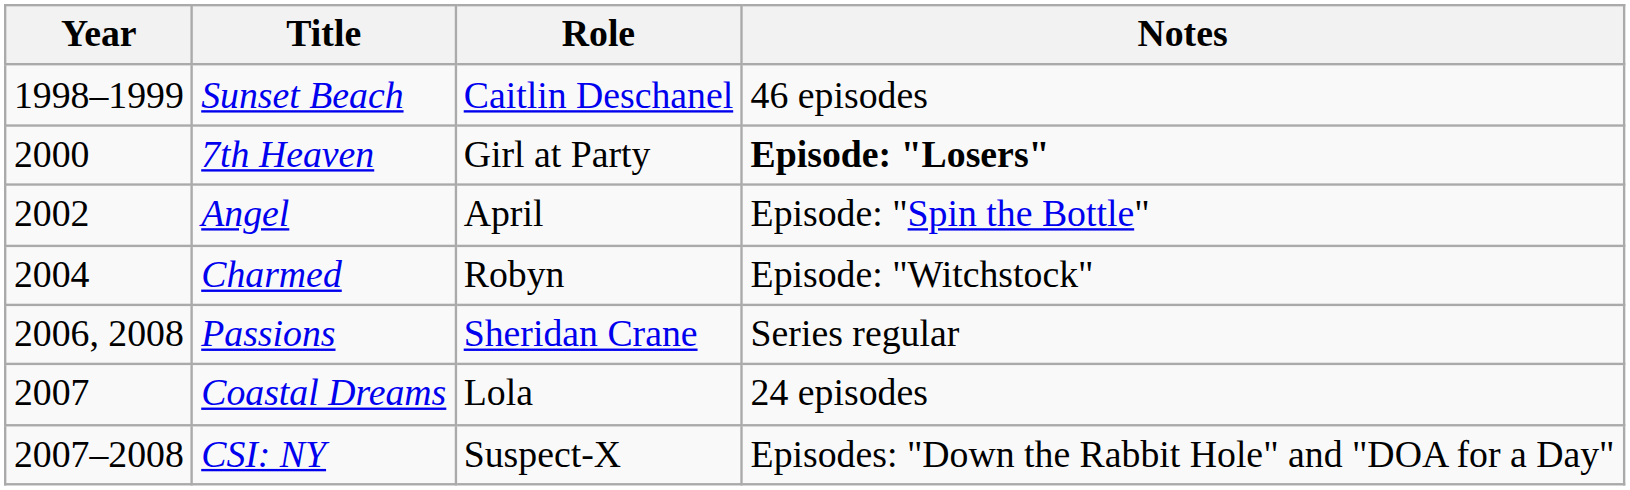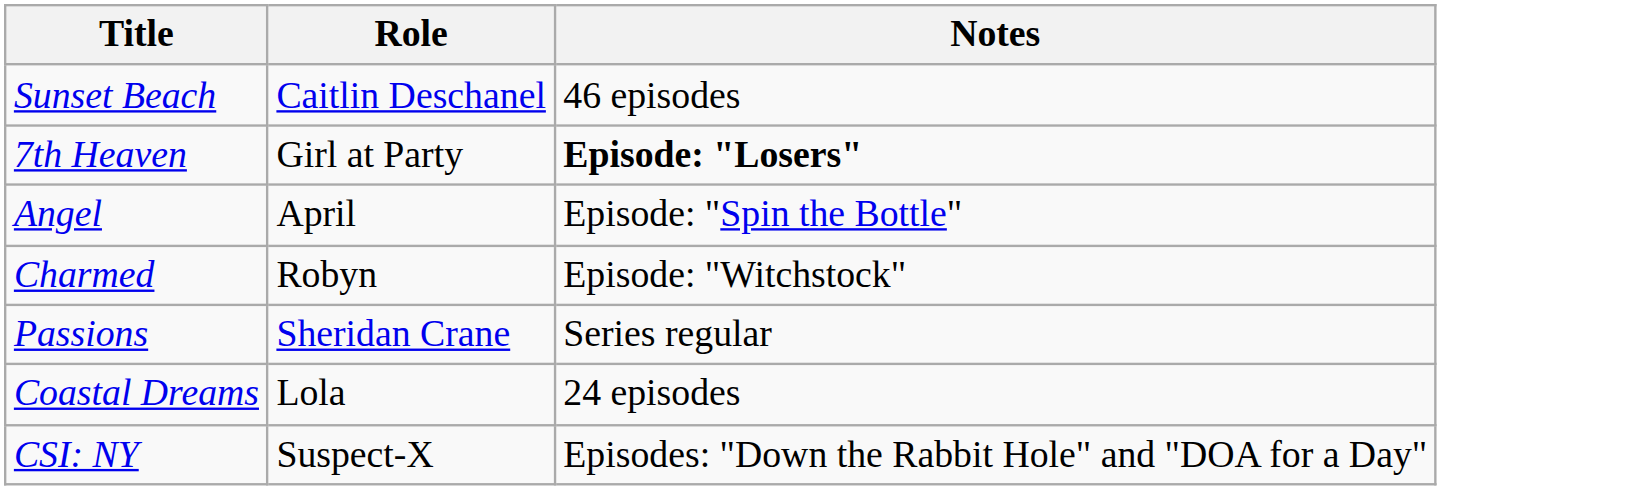- column: (99, 34)
